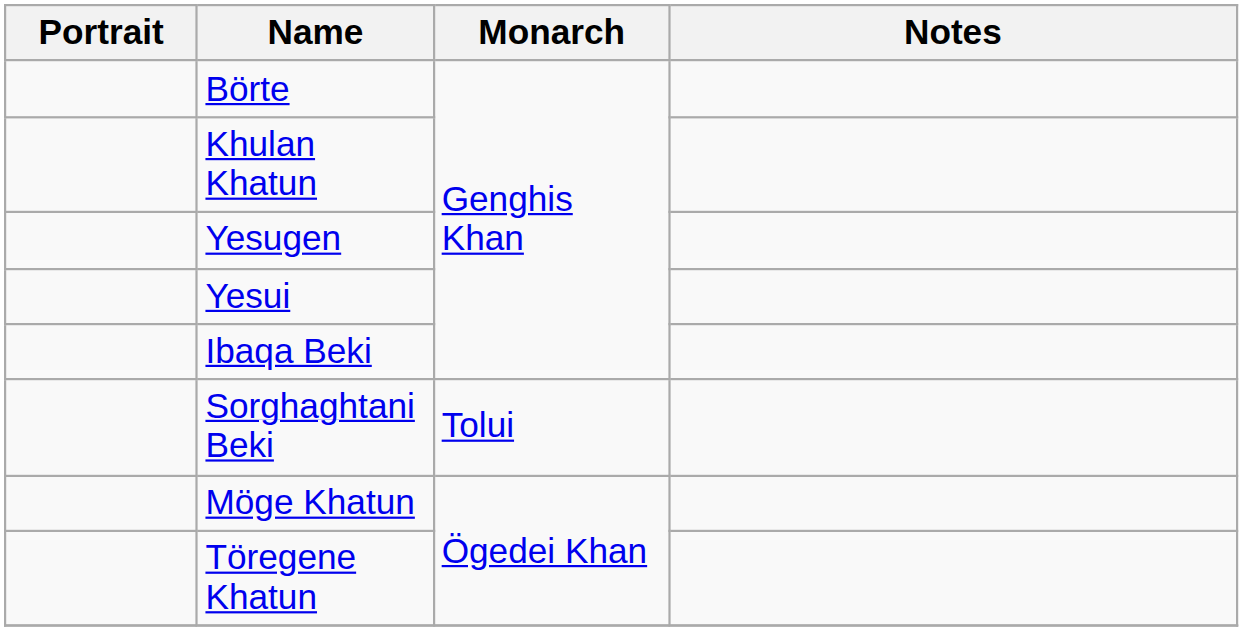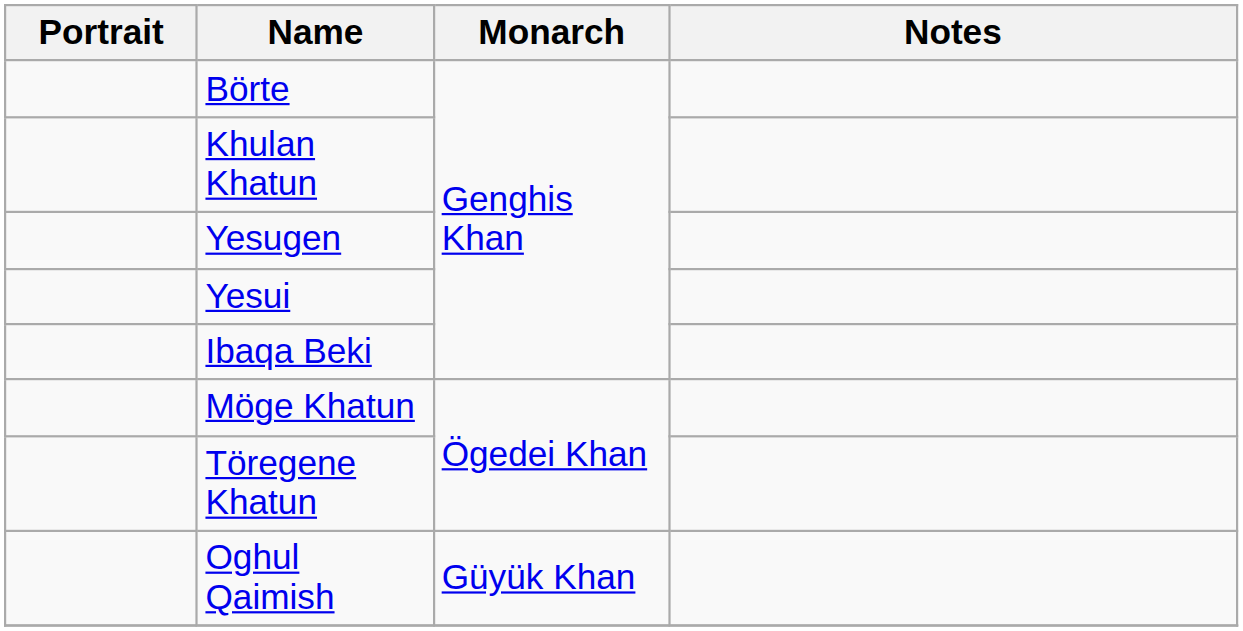- row: (310, 426)
+ row: (270, 578)
